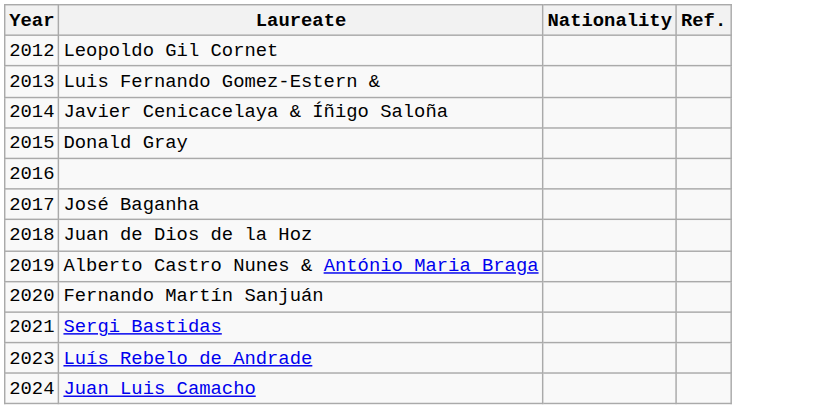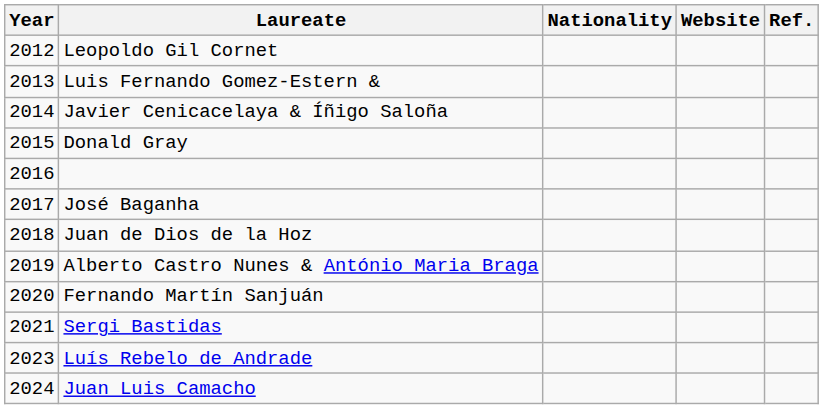+ column: (721, 20)
